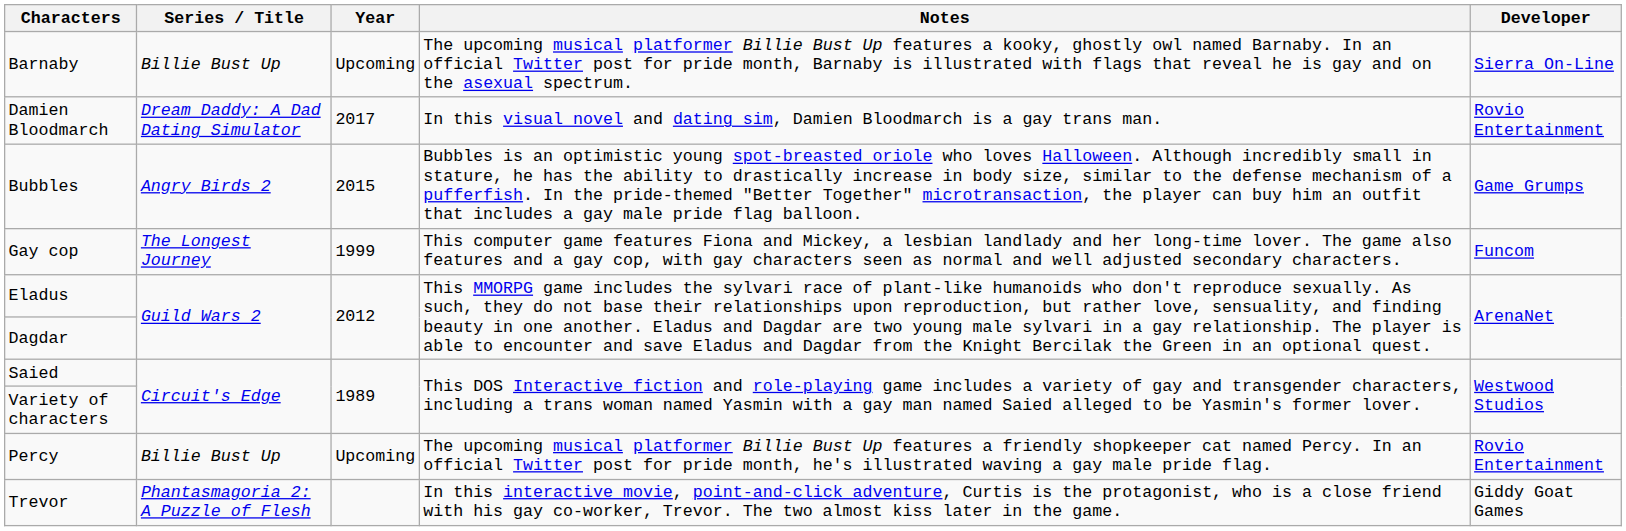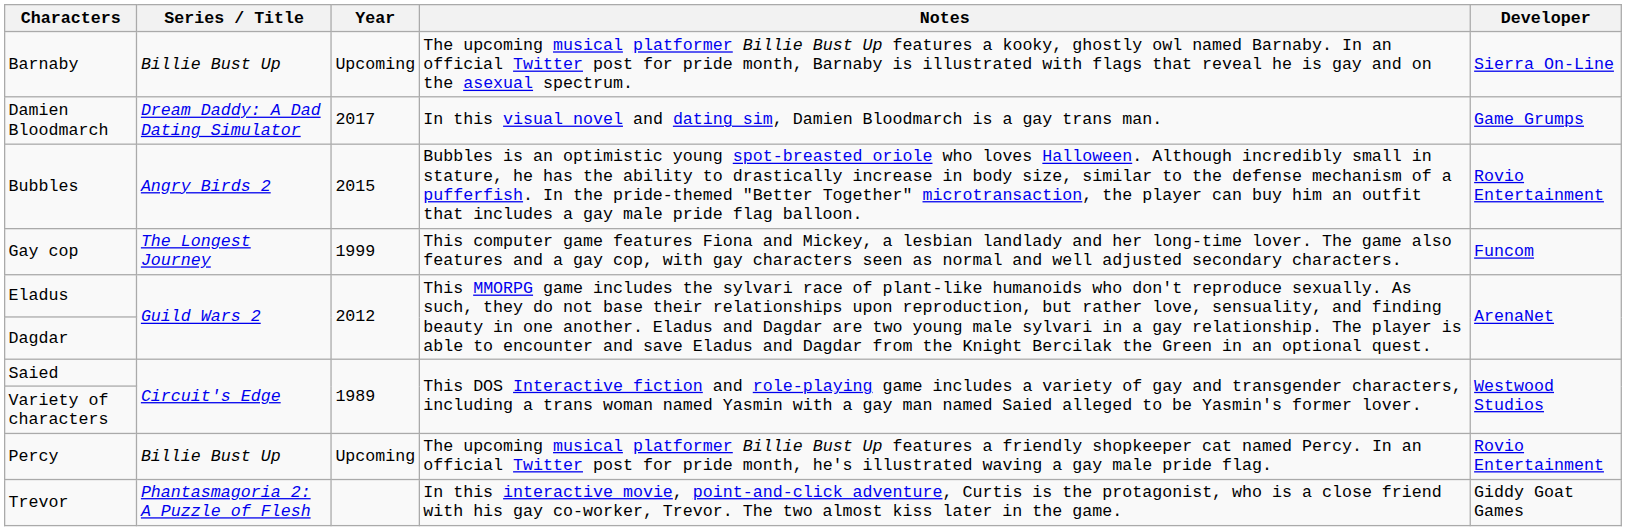(1539, 120) Rovio Entertainment -> (1529, 120) Game Grumps
(1529, 186) Game Grumps -> (1539, 186) Rovio Entertainment
